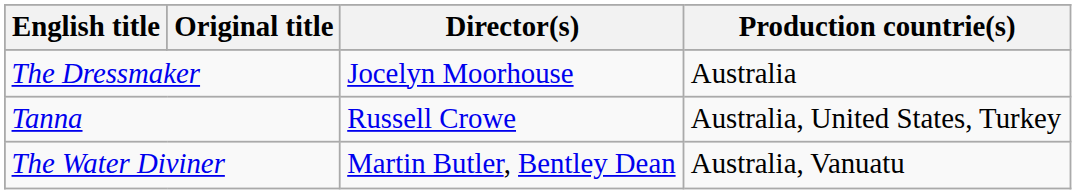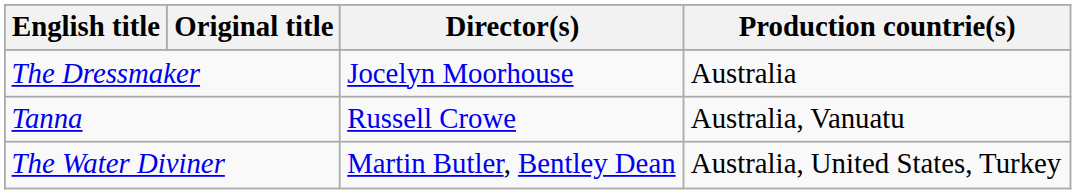(876, 118) Australia, United States, Turkey -> (798, 118) Australia, Vanuatu
(798, 164) Australia, Vanuatu -> (876, 164) Australia, United States, Turkey
